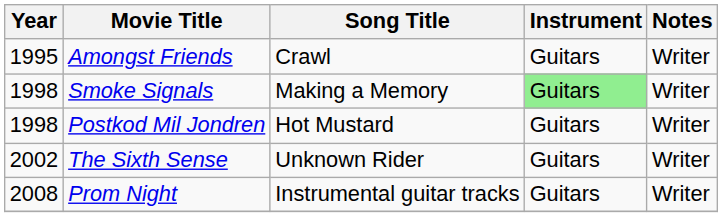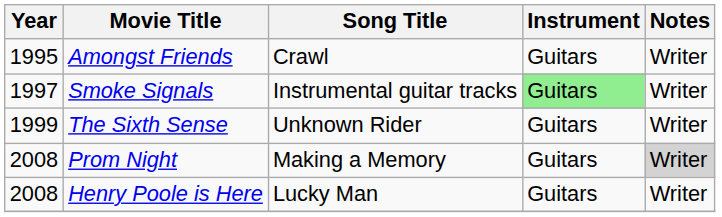(34, 90) 1998 -> (34, 90) 1997
(362, 90) Making a Memory -> (395, 90) Instrumental guitar tracks
- row: (167, 125)
(34, 159) 2002 -> (34, 125) 1999
(397, 194) Instrumental guitar tracks -> (359, 159) Making a Memory
(681, 194) no background -> (678, 159) lightgrey background
+ row: (165, 194)
